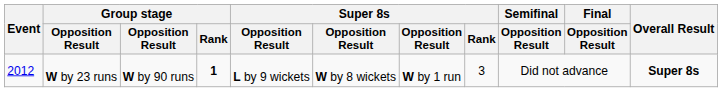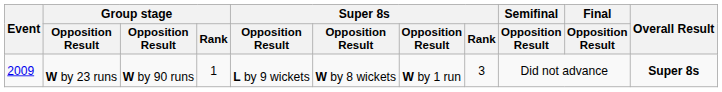(21, 71) 2012 -> (21, 71) 2009
(214, 71) bold -> (214, 71) normal
